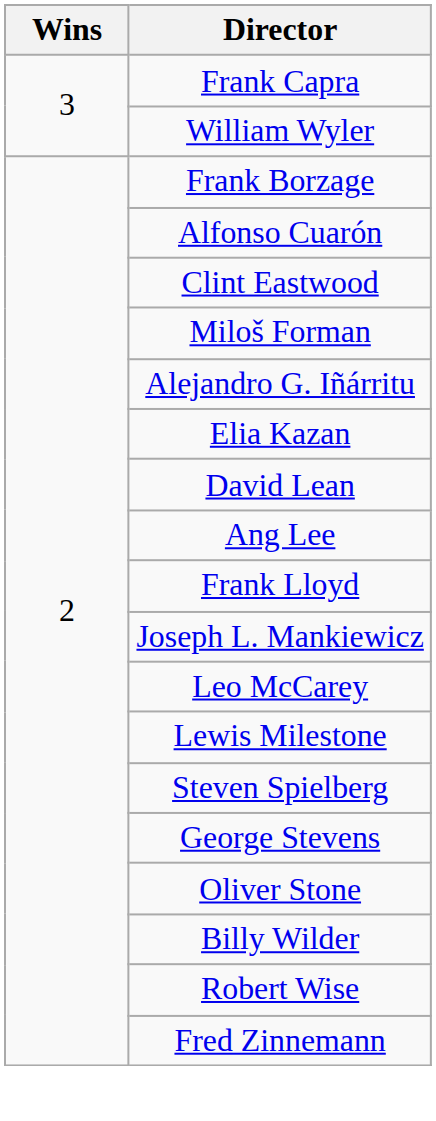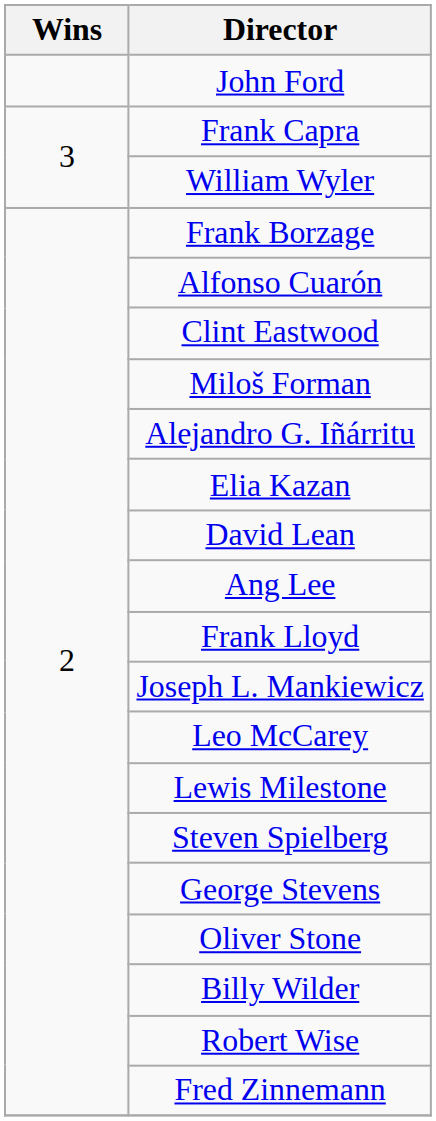+ row: (280, 80)
